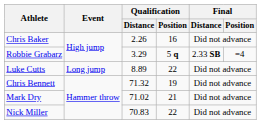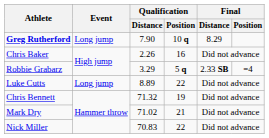+ row: (38, 40)
